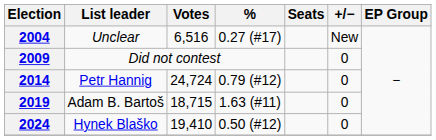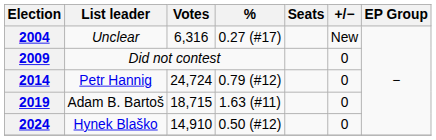(191, 37) 6,516 -> (191, 37) 6,316
(191, 124) 19,410 -> (191, 124) 14,910
